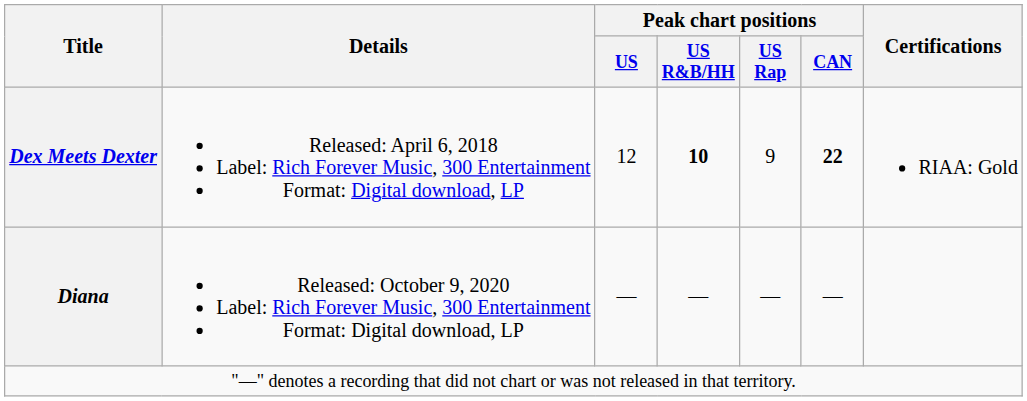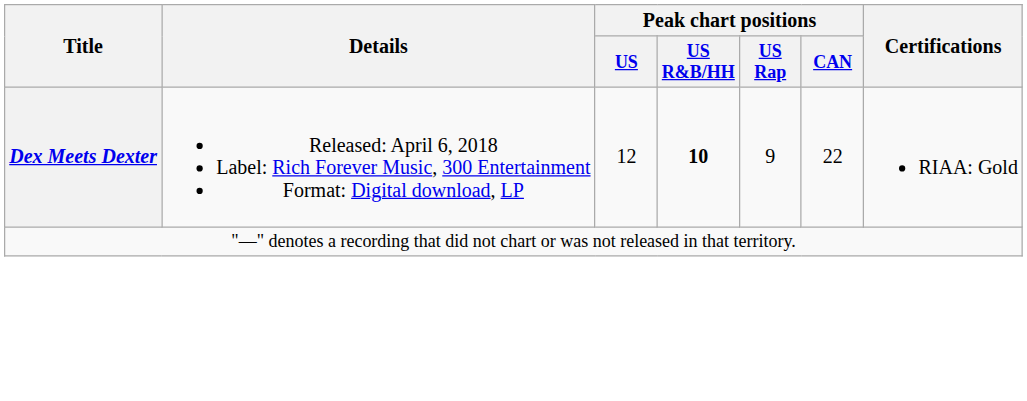(833, 156) bold -> (833, 156) normal
- row: (83, 295)
